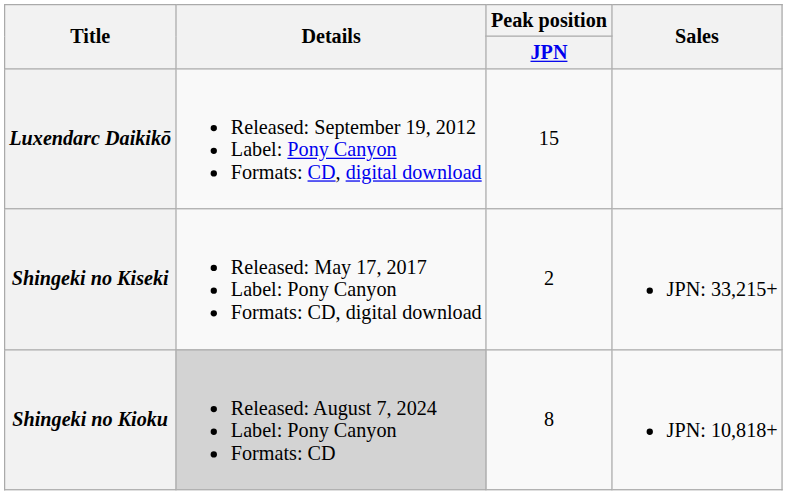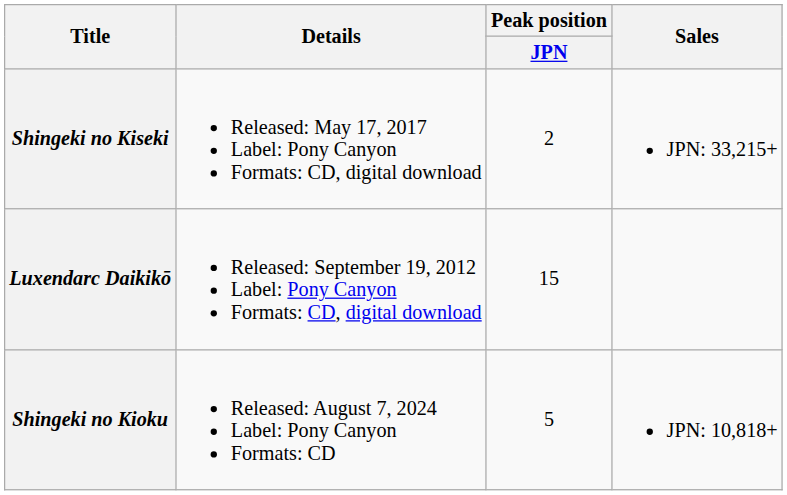rows swapped: (90, 138) <-> (90, 278)
(331, 431) lightgrey background -> (331, 431) no background
(549, 419) 8 -> (549, 419) 5
